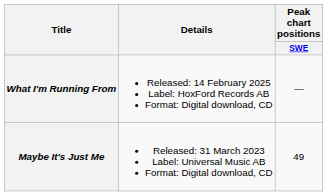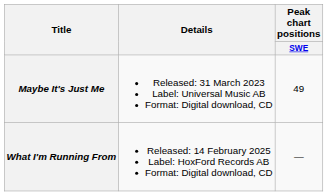rows swapped: (61, 156) <-> (61, 88)
